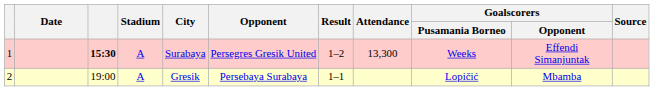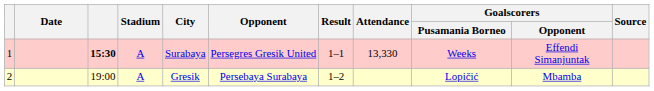(336, 53) 1–2 -> (336, 53) 1–1
(383, 53) 13,300 -> (383, 53) 13,330
(336, 77) 1–1 -> (336, 77) 1–2
